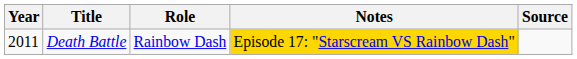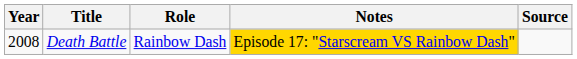(23, 41) 2011 -> (24, 41) 2008
